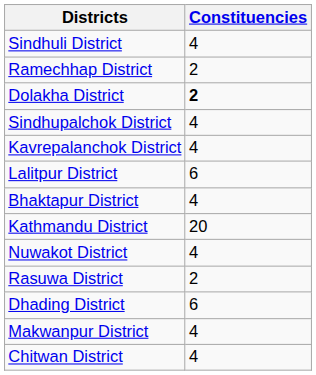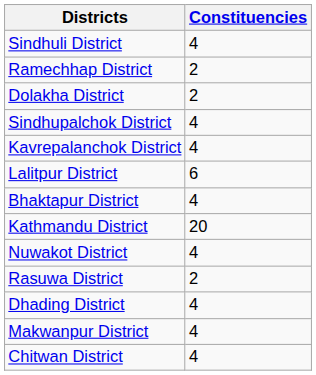(194, 95) bold -> (194, 95) normal
(194, 305) 6 -> (194, 305) 4
